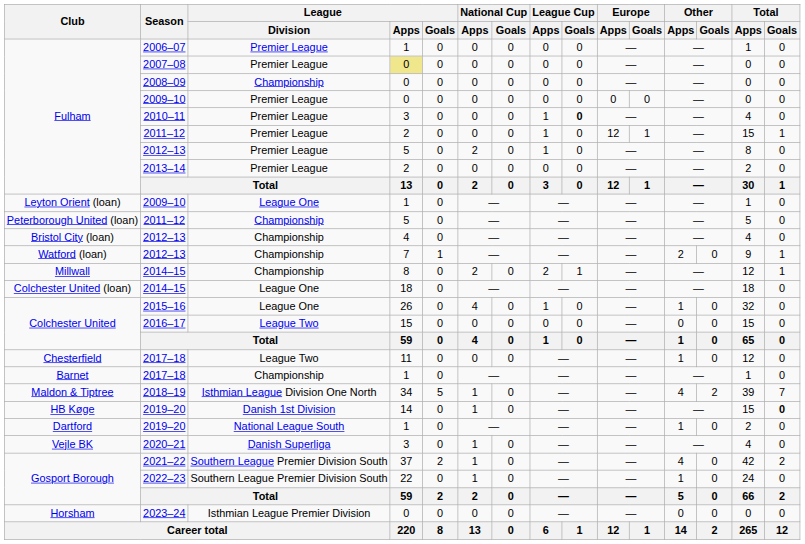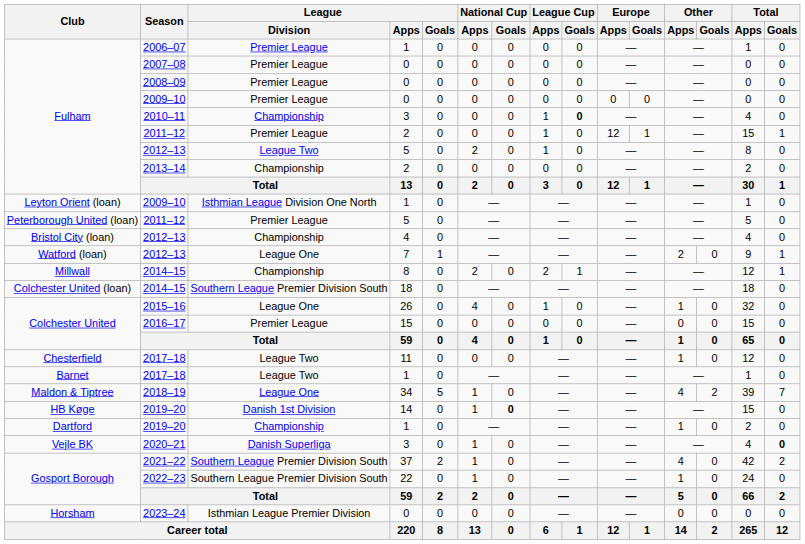(406, 64) khaki background -> (406, 64) no background
(289, 82) Championship -> (289, 82) Premier League
(289, 116) Premier League -> (289, 116) Championship
(289, 151) Premier League -> (289, 151) League Two
(289, 168) Premier League -> (289, 168) Championship
(289, 202) League One -> (289, 202) Isthmian League Division One North
(289, 220) Championship -> (289, 220) Premier League
(289, 254) Championship -> (289, 254) League One
(289, 289) League One -> (289, 289) Southern League Premier Division South
(289, 323) League Two -> (289, 323) Premier League
(289, 375) Championship -> (289, 375) League Two
(289, 392) Isthmian League Division One North -> (289, 392) League One
(511, 409) normal -> (511, 409) bold
(782, 409) bold -> (782, 409) normal
(289, 427) National League South -> (289, 427) Championship
(782, 444) normal -> (782, 444) bold
